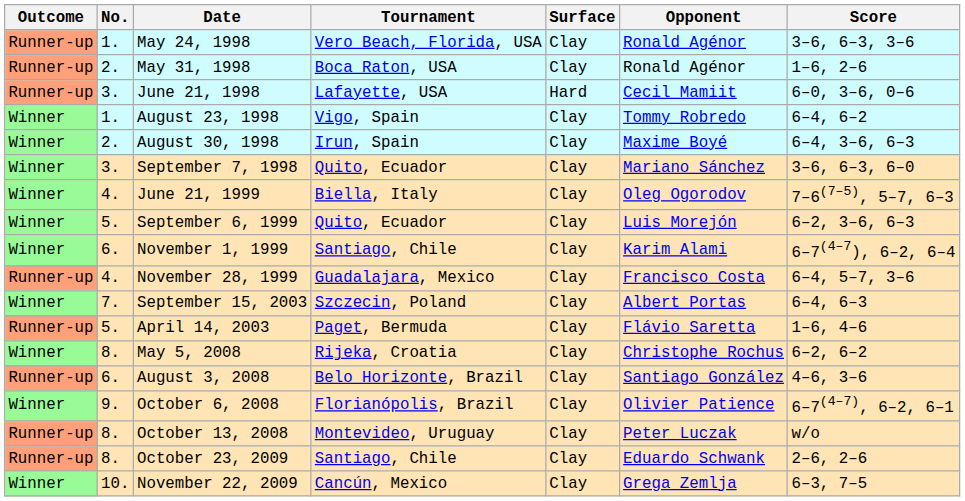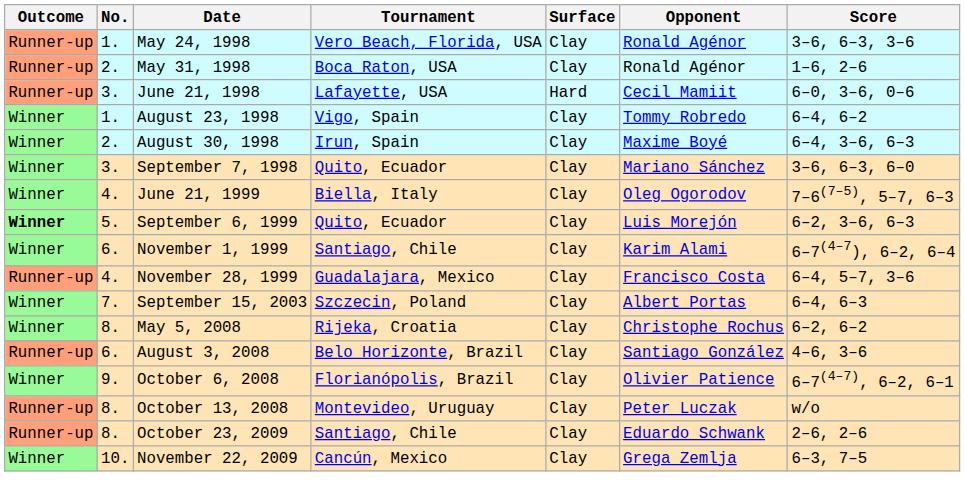(37, 222) normal -> (37, 222) bold
- row: (203, 328)
